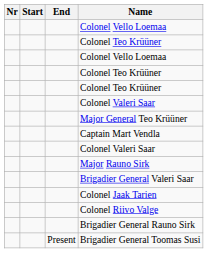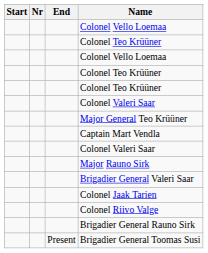columns swapped: (12, 12) <-> (33, 12)
